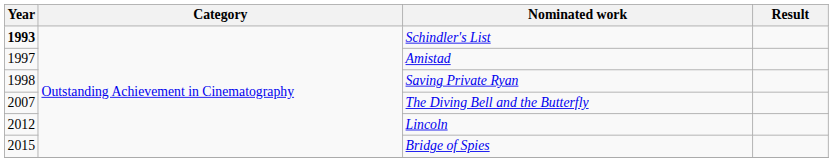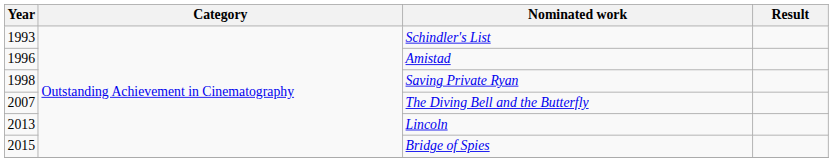(21, 37) bold -> (21, 37) normal
(21, 59) 1997 -> (21, 59) 1996
(21, 124) 2012 -> (21, 124) 2013
